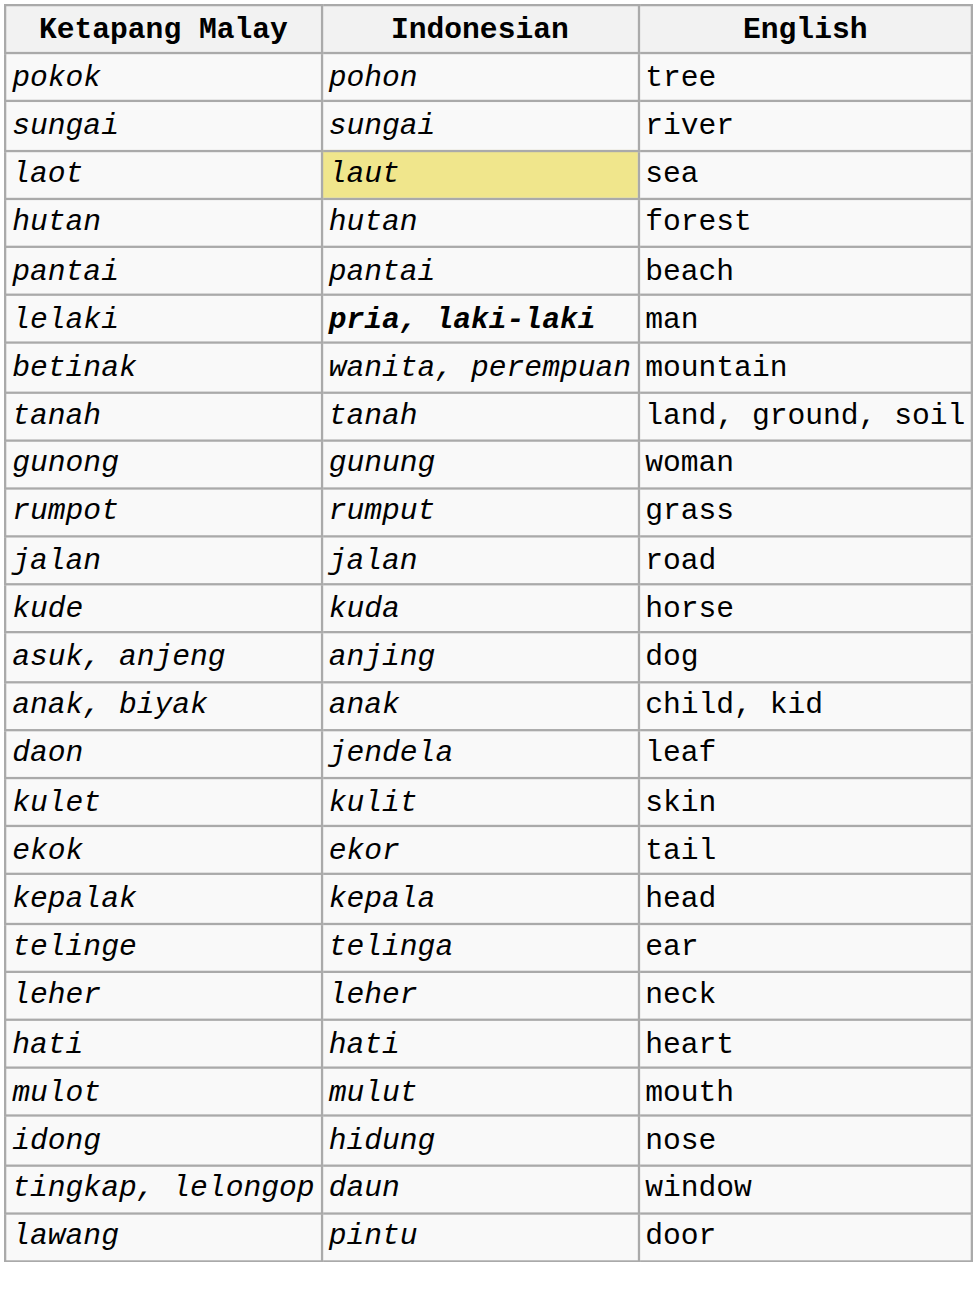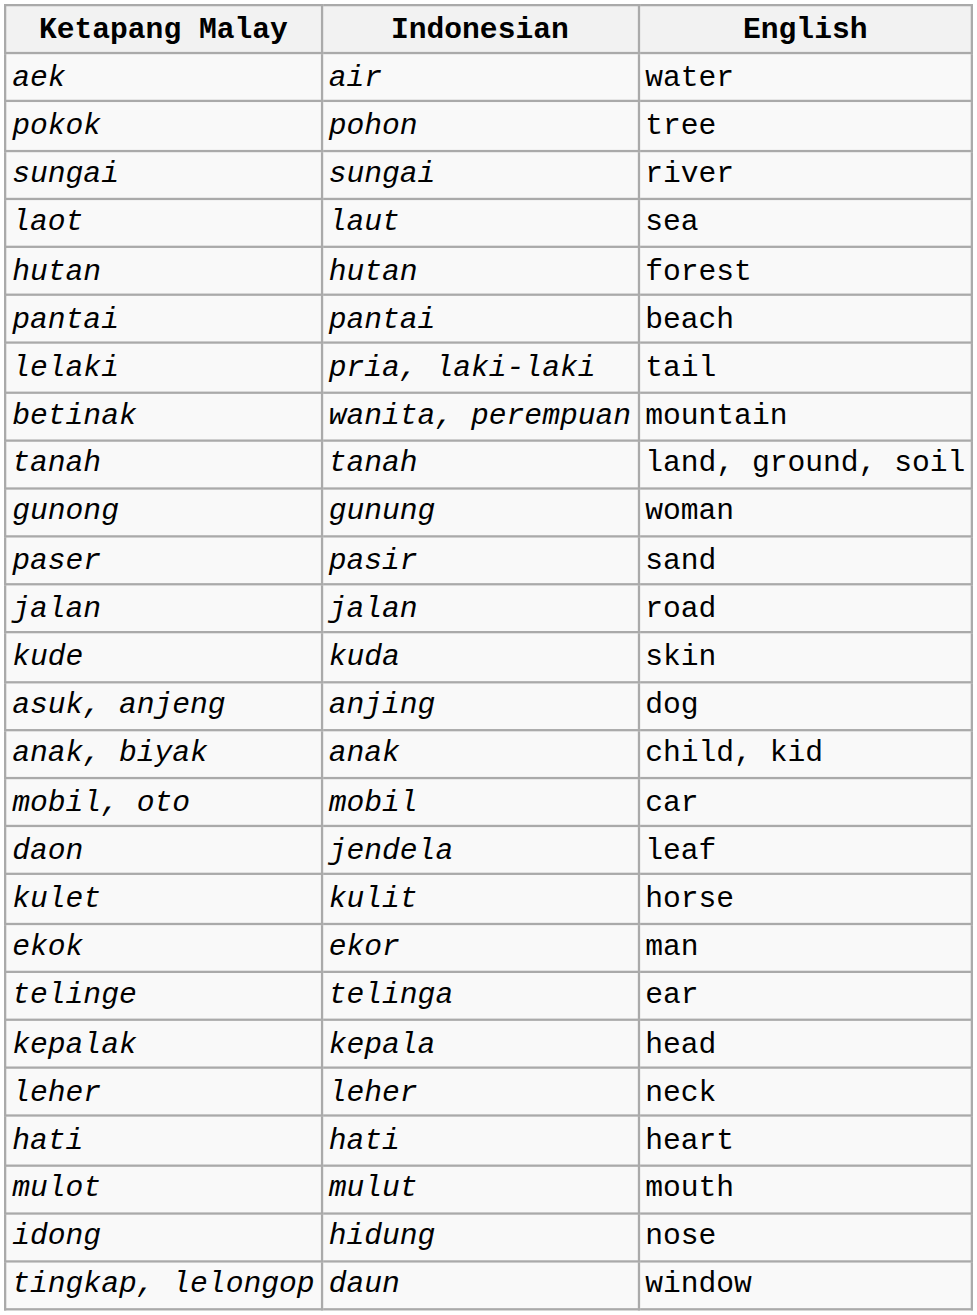+ row: (39, 78)
(364, 174) khaki background -> (364, 223) no background
(462, 319) bold -> (462, 367) normal
(672, 319) man -> (681, 367) tail
+ row: (57, 561)
- row: (66, 512)
(690, 609) horse -> (681, 657) skin
+ row: (101, 802)
(681, 802) skin -> (690, 899) horse
(681, 851) tail -> (672, 947) man
rows swapped: (74, 947) <-> (74, 899)
- row: (66, 1237)
